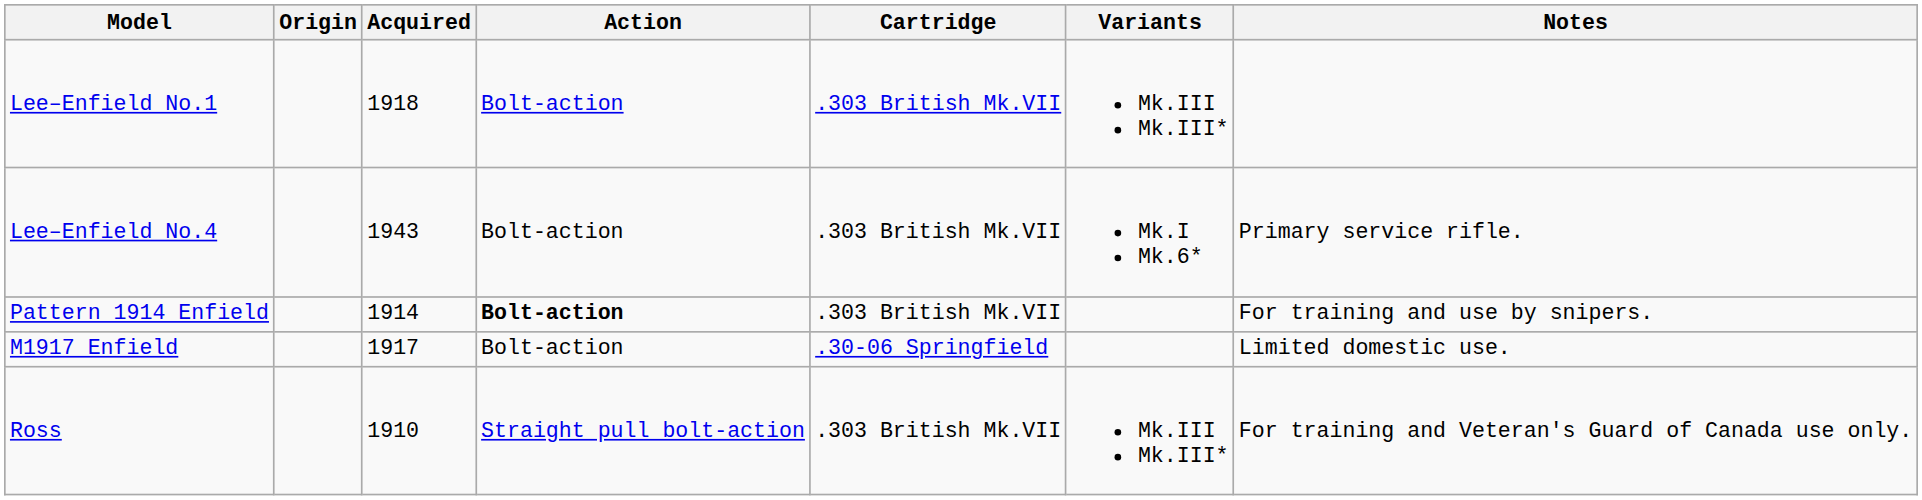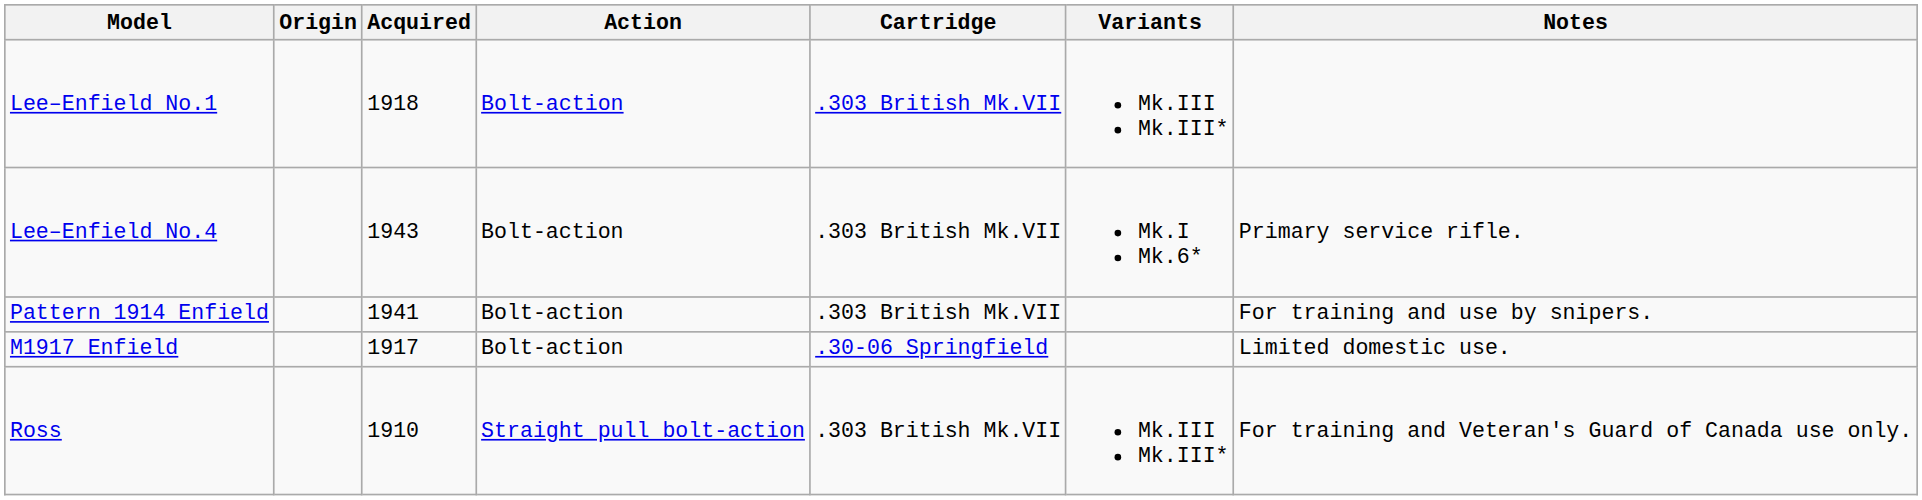(393, 314) 1914 -> (393, 314) 1941
(552, 314) bold -> (552, 314) normal
